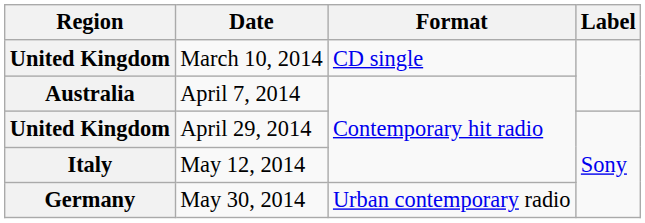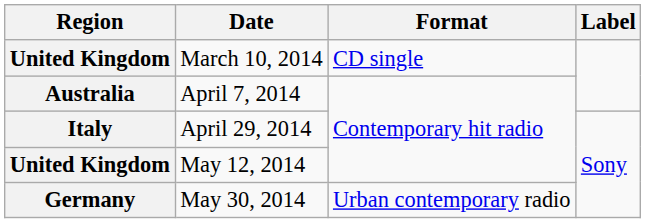(90, 128) United Kingdom -> (90, 128) Italy
(90, 164) Italy -> (90, 164) United Kingdom
